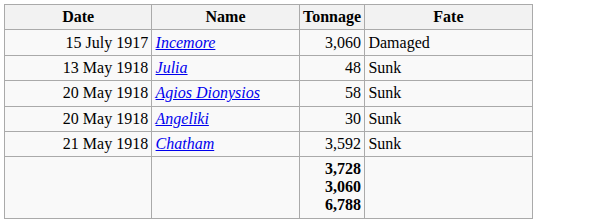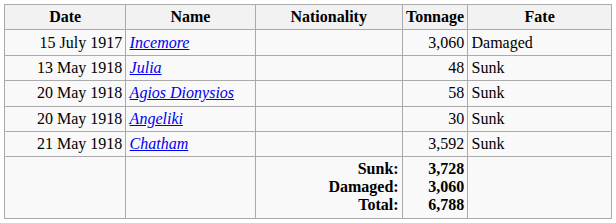+ column: (329, 17)
